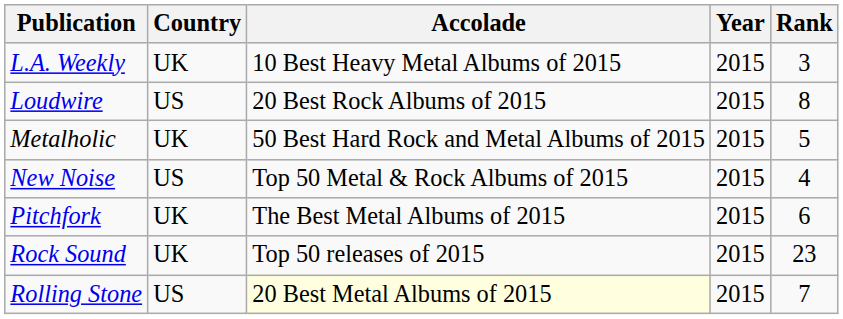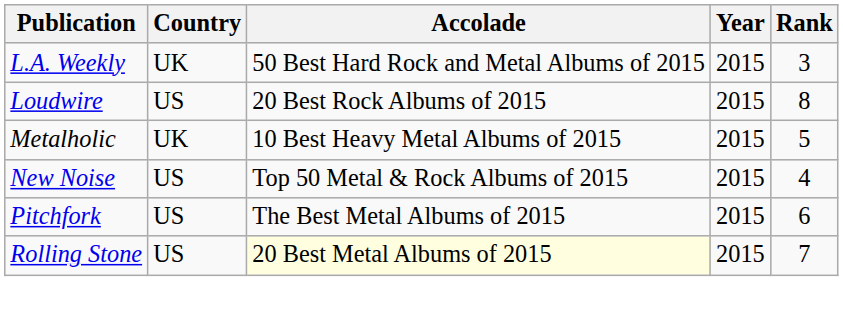(437, 62) 10 Best Heavy Metal Albums of 2015 -> (479, 62) 50 Best Hard Rock and Metal Albums of 2015
(479, 139) 50 Best Hard Rock and Metal Albums of 2015 -> (437, 139) 10 Best Heavy Metal Albums of 2015
(171, 216) UK -> (169, 216) US
- row: (68, 255)
